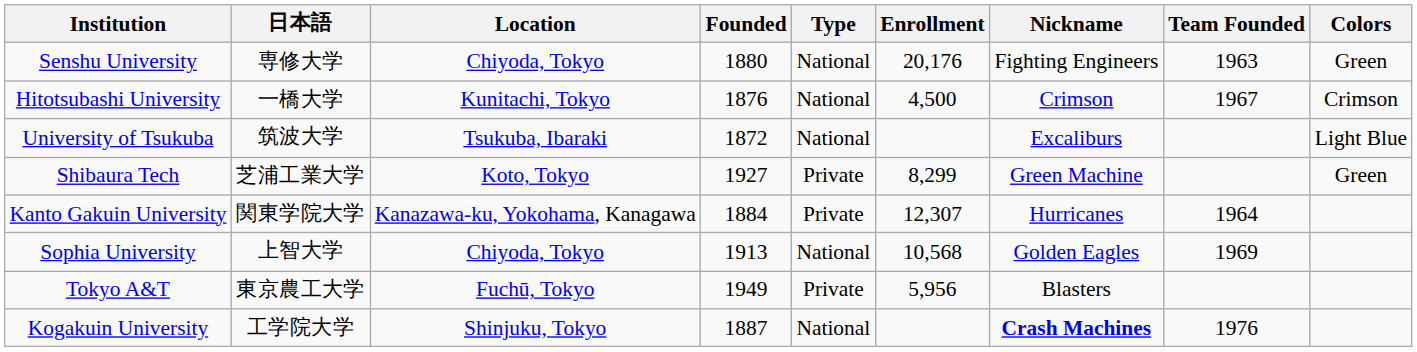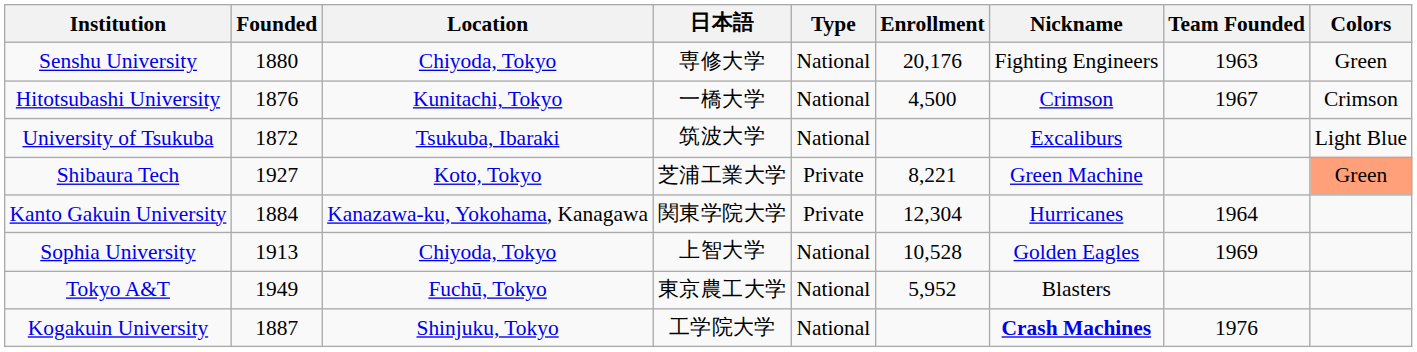columns swapped: (301, 22) <-> (746, 23)
(932, 175) 8,299 -> (932, 175) 8,221
(1361, 175) no background -> (1361, 175) lightsalmon background
(932, 213) 12,307 -> (932, 213) 12,304
(932, 251) 10,568 -> (932, 251) 10,528
(833, 289) Private -> (833, 289) National
(932, 289) 5,956 -> (932, 289) 5,952
